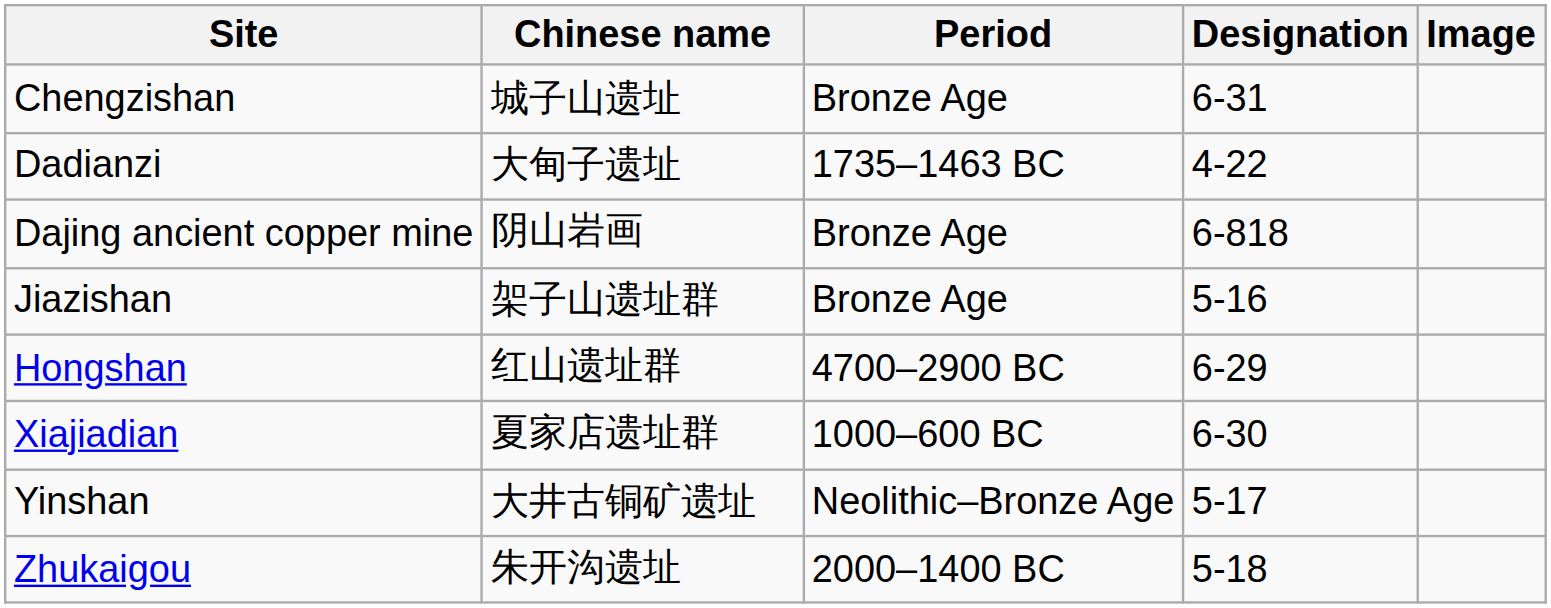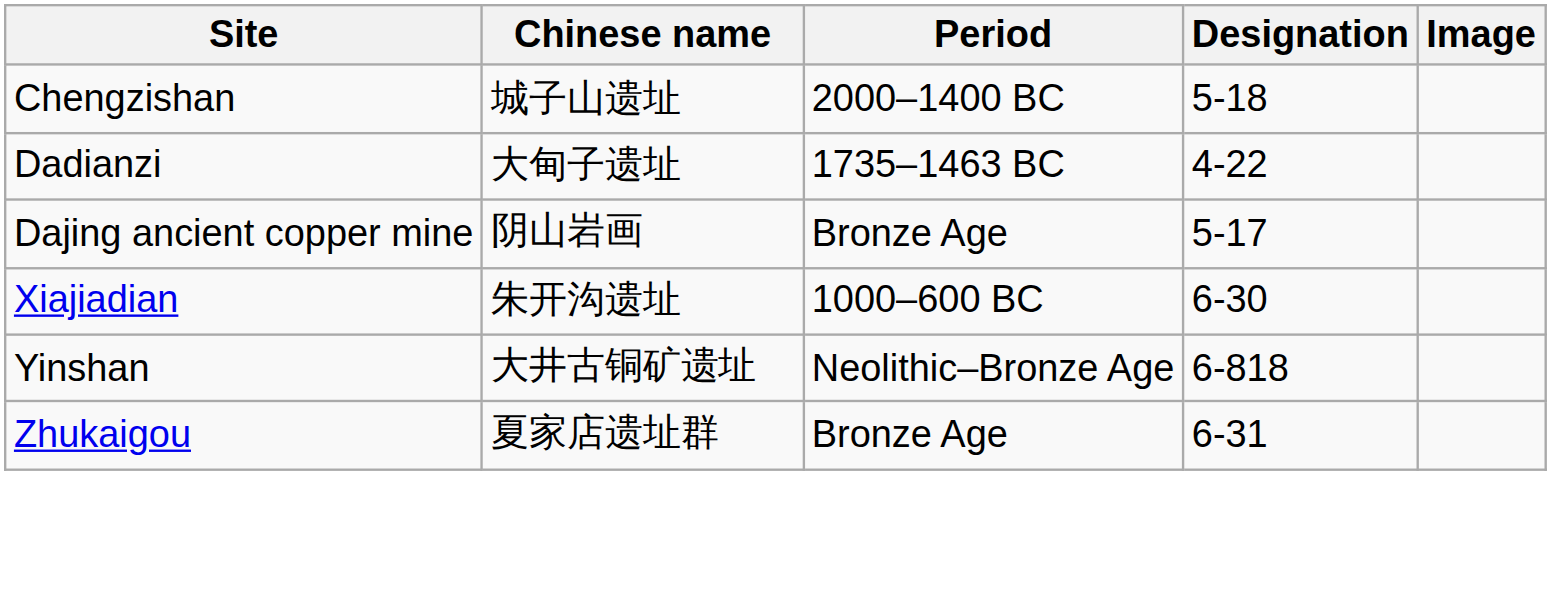(910, 98) Bronze Age -> (938, 98) 2000–1400 BC
(1230, 98) 6-31 -> (1230, 98) 5-18
(1240, 232) 6-818 -> (1230, 232) 5-17
- row: (93, 300)
- row: (100, 367)
(605, 433) 夏家店遗址群 -> (586, 298) 朱开沟遗址
(1230, 501) 5-17 -> (1240, 367) 6-818
(586, 567) 朱开沟遗址 -> (605, 433) 夏家店遗址群
(938, 569) 2000–1400 BC -> (910, 434) Bronze Age
(1230, 569) 5-18 -> (1230, 434) 6-31
